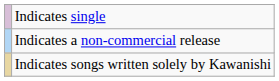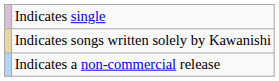rows swapped: (117, 40) <-> (143, 64)
